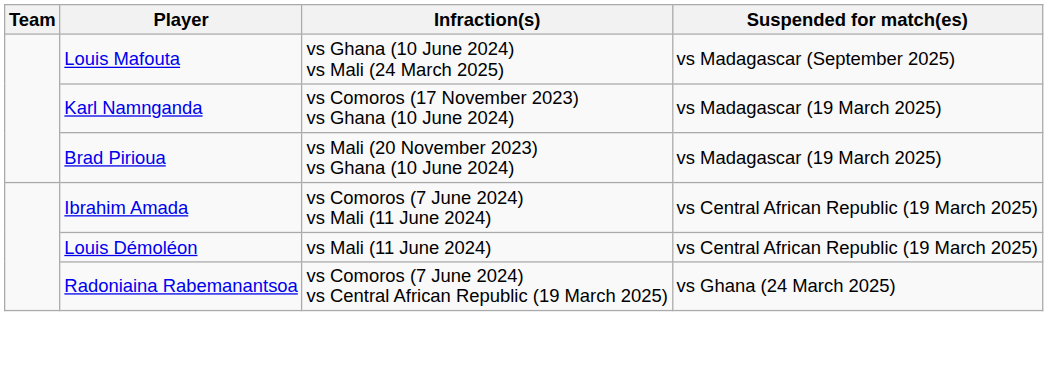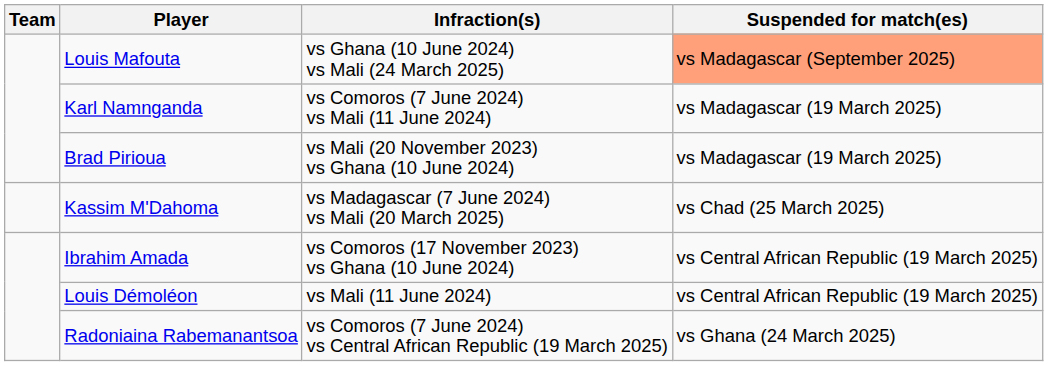(816, 59) no background -> (816, 59) lightsalmon background
(443, 109) vs Comoros (17 November 2023) vs Ghana (10 June 2024) -> (415, 109) vs Comoros (7 June 2024) vs Mali (11 June 2024)
+ row: (141, 208)
(415, 208) vs Comoros (7 June 2024) vs Mali (11 June 2024) -> (443, 257) vs Comoros (17 November 2023) vs Ghana (10 June 2024)
